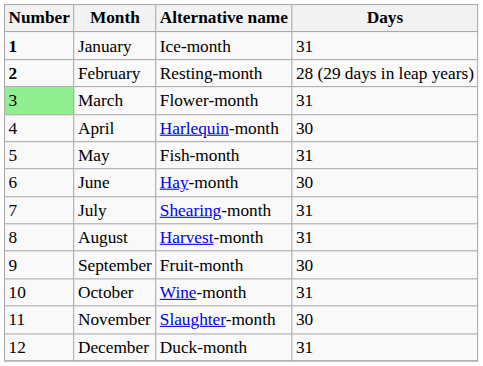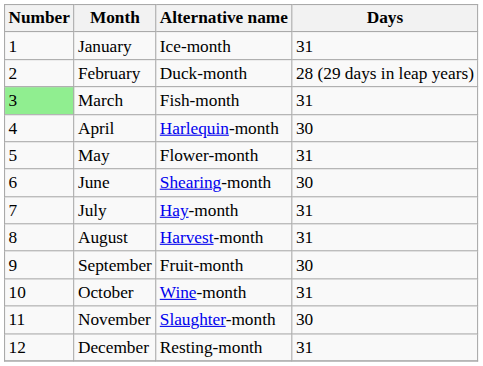(13, 45) bold -> (13, 45) normal
(13, 73) bold -> (13, 73) normal
(211, 73) Resting-month -> (203, 73) Duck-month
(209, 100) Flower-month -> (200, 100) Fish-month
(200, 155) Fish-month -> (209, 155) Flower-month
(199, 182) Hay-month -> (215, 182) Shearing-month
(215, 210) Shearing-month -> (199, 210) Hay-month
(203, 347) Duck-month -> (211, 347) Resting-month
